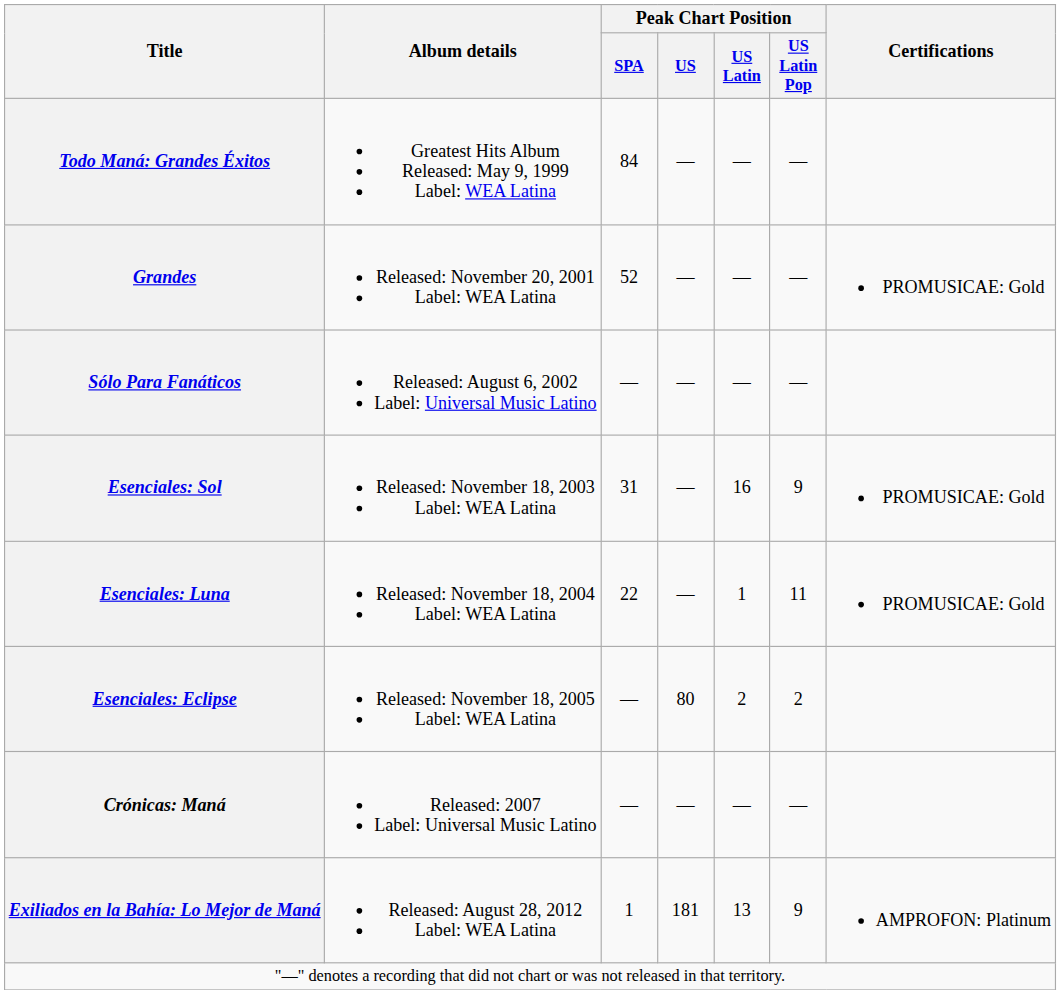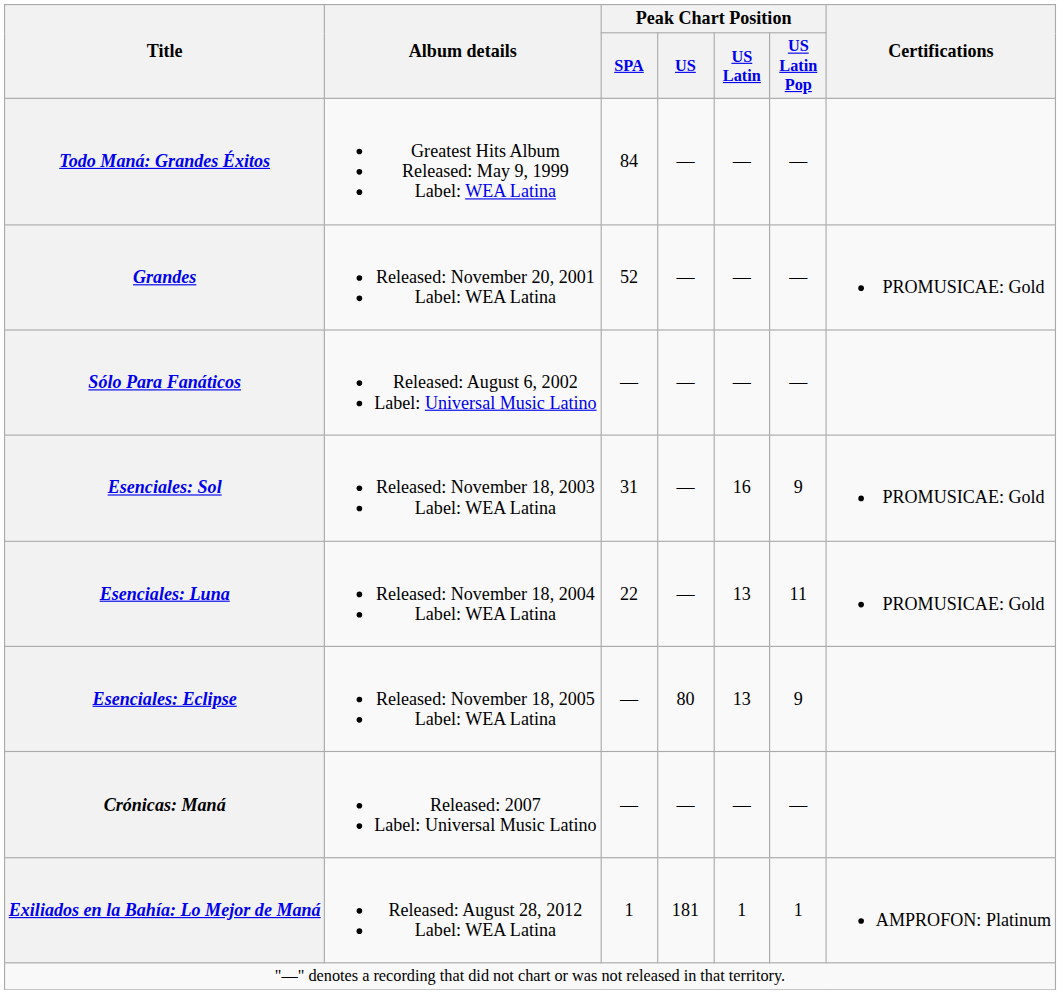(742, 593) 1 -> (742, 593) 13
(742, 699) 2 -> (742, 699) 13
(798, 699) 2 -> (798, 699) 9
(742, 910) 13 -> (742, 910) 1
(798, 910) 9 -> (798, 910) 1
